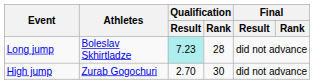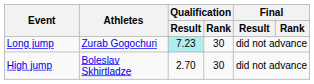(106, 50) Boleslav Skhirtladze -> (119, 45) Zurab Gogochuri
(219, 50) 28 -> (219, 45) 30
(119, 72) Zurab Gogochuri -> (106, 66) Boleslav Skhirtladze
